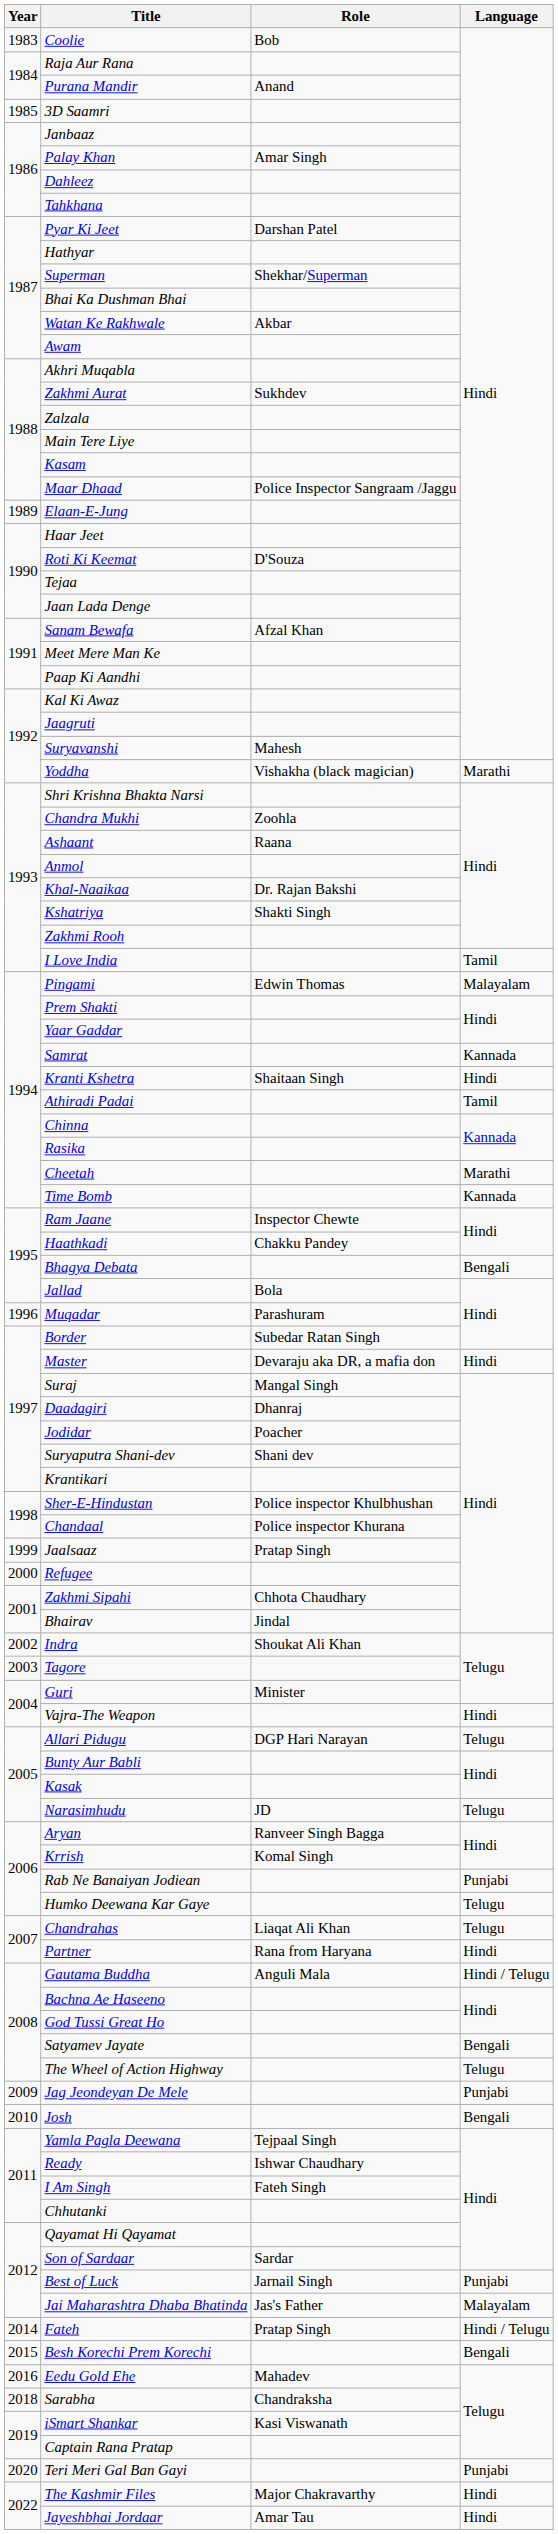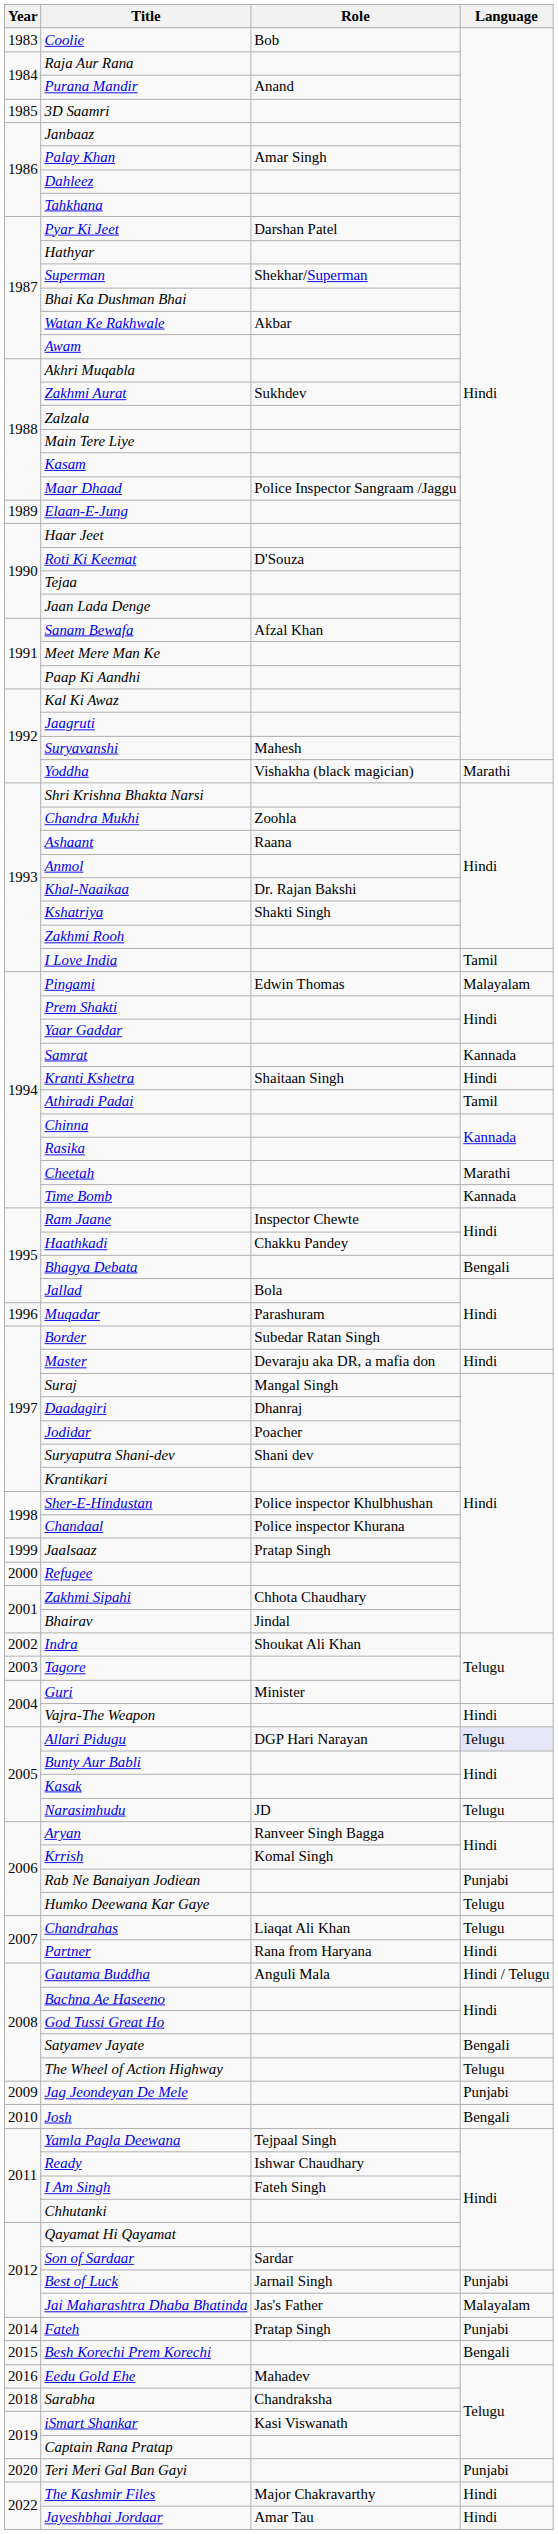(484, 1739) no background -> (484, 1739) lavender background
(506, 2328) Hindi / Telugu -> (486, 2328) Punjabi
